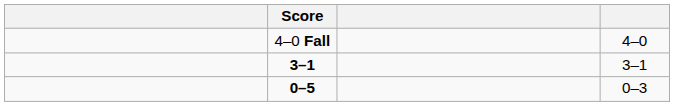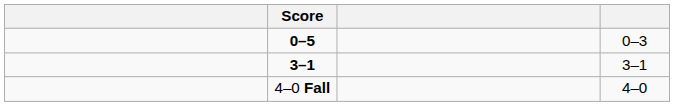rows swapped: (302, 40) <-> (302, 88)
